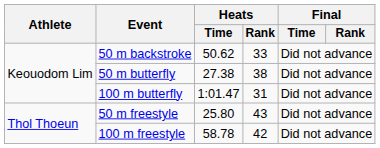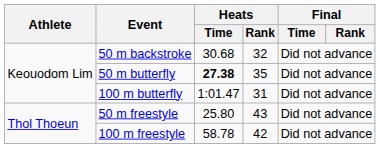(219, 54) 50.62 -> (219, 54) 30.68
(260, 54) 33 -> (260, 54) 32
(219, 74) normal -> (219, 74) bold
(260, 74) 38 -> (260, 74) 35
